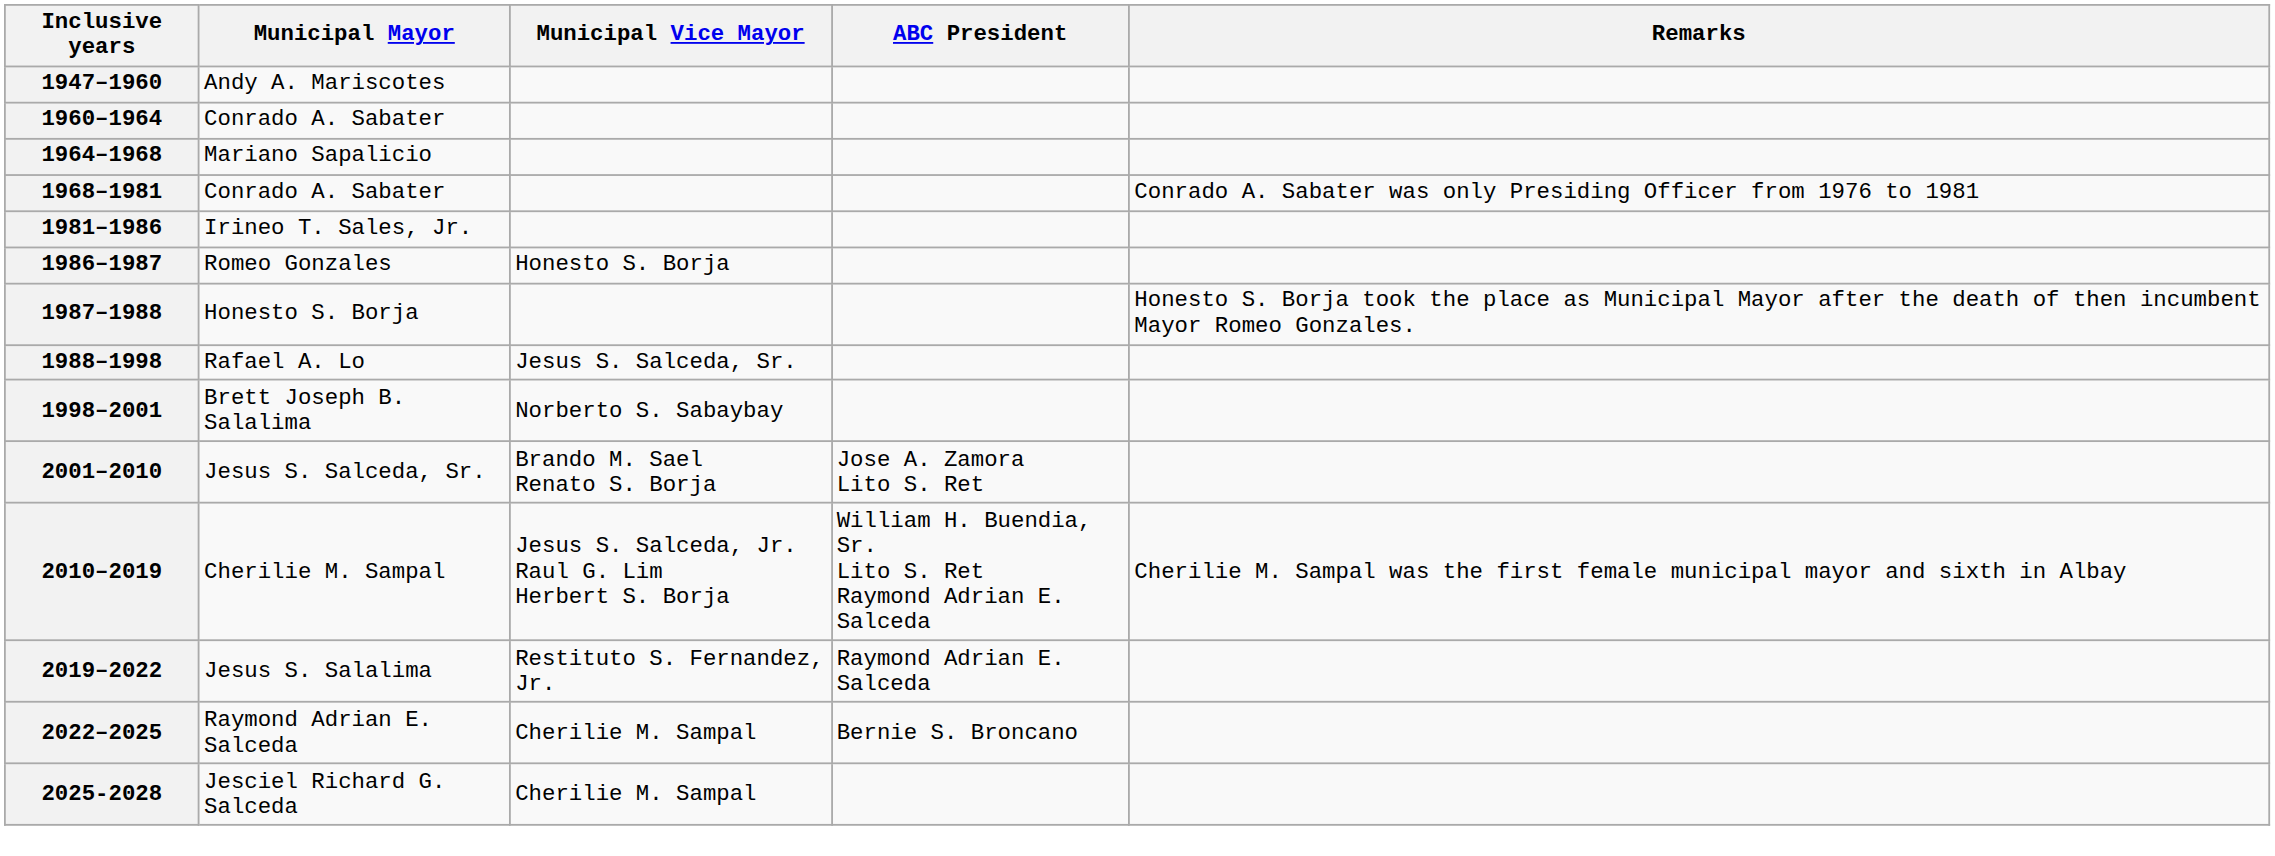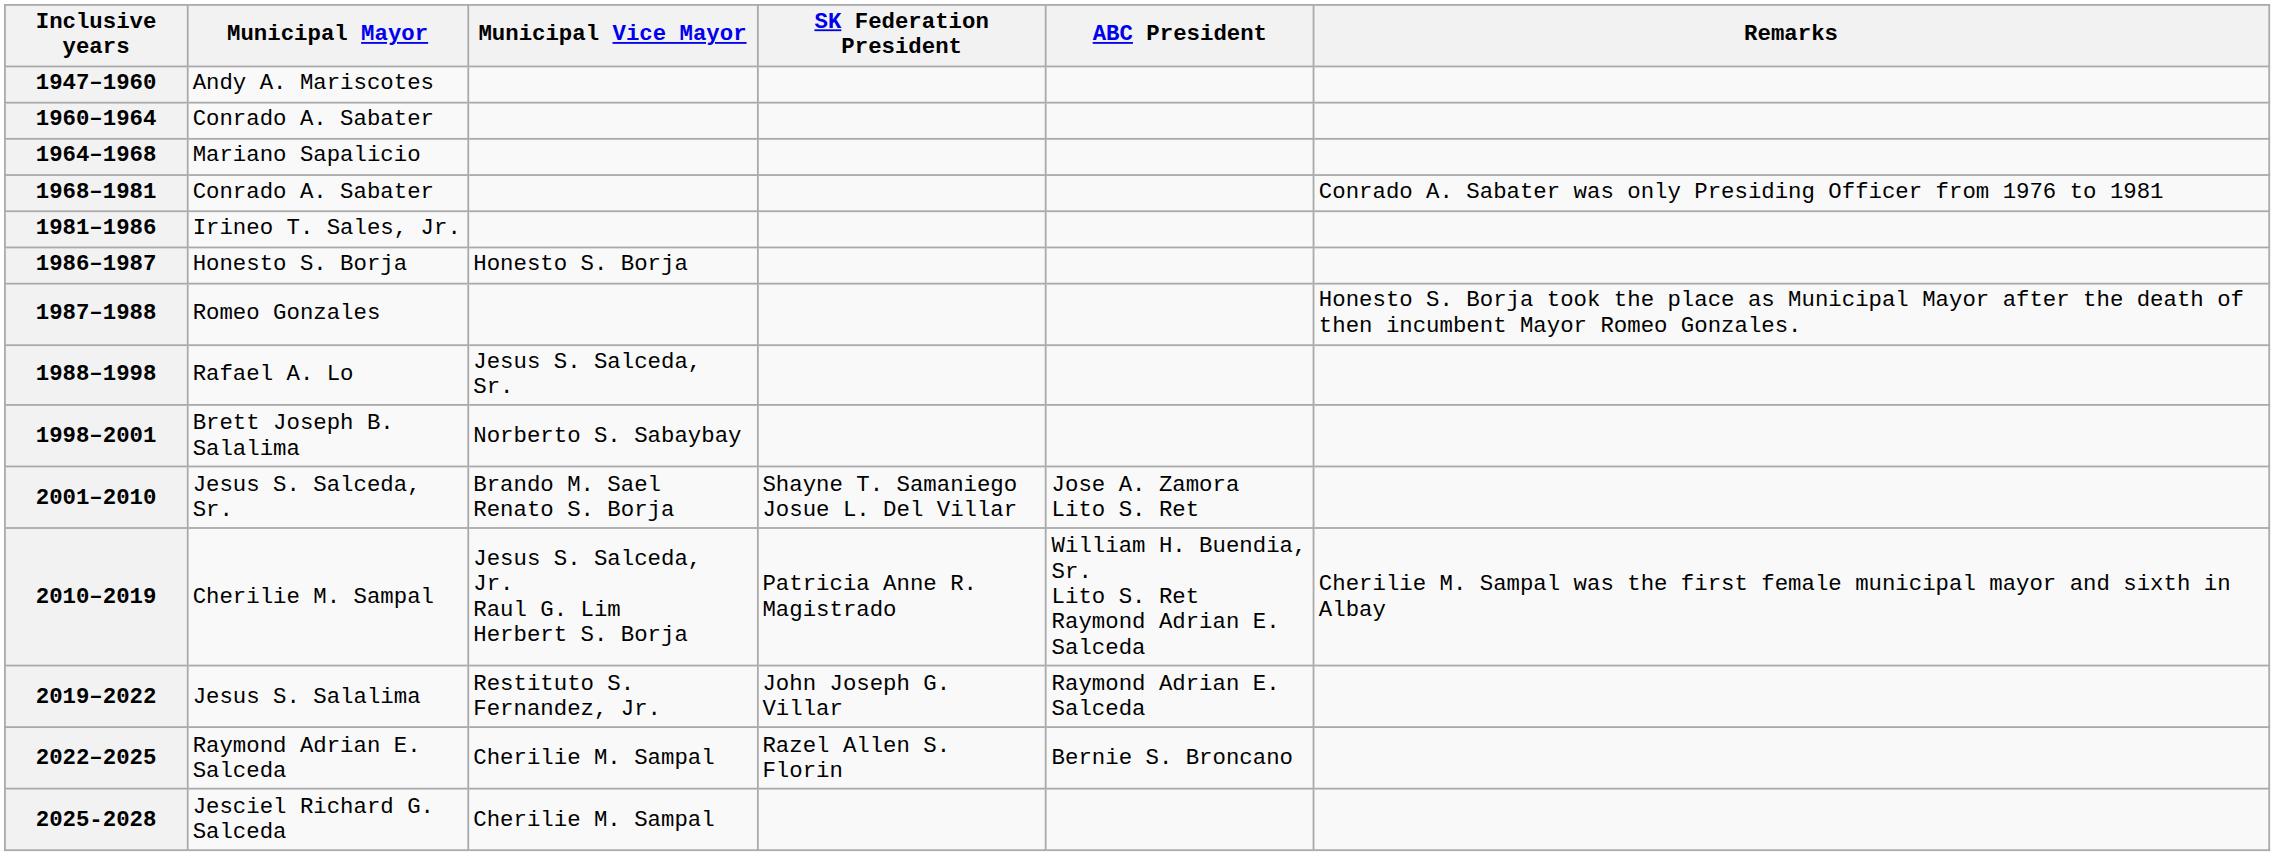+ column: (902, 36)
(298, 265) Romeo Gonzales -> (300, 265) Honesto S. Borja
(311, 314) Honesto S. Borja -> (287, 314) Romeo Gonzales
